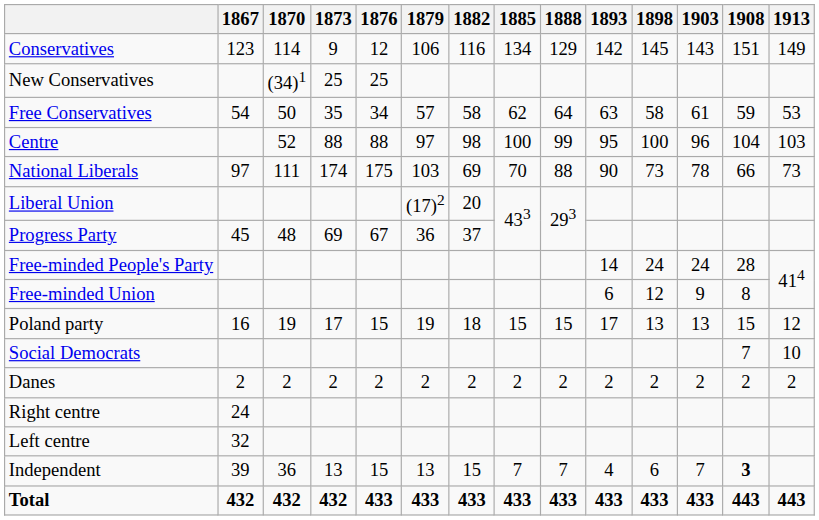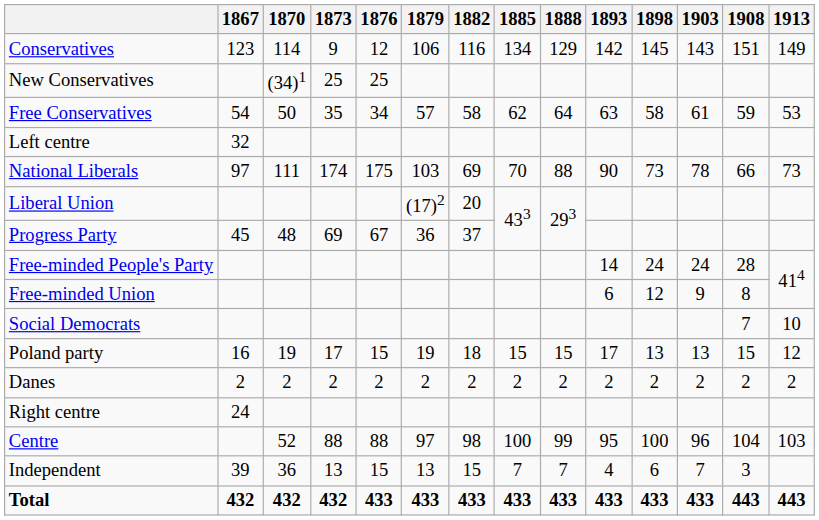rows swapped: (34, 141) <-> (49, 441)
rows swapped: (75, 353) <-> (56, 323)
(746, 470) bold -> (746, 470) normal
